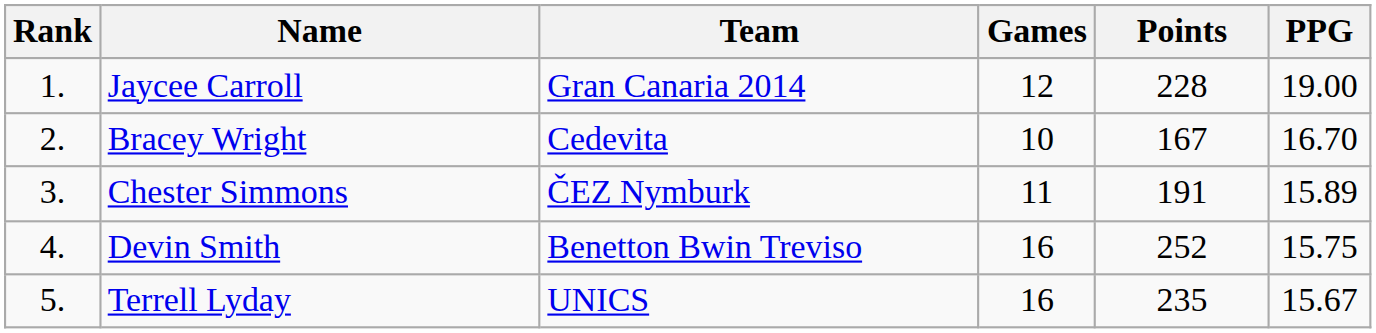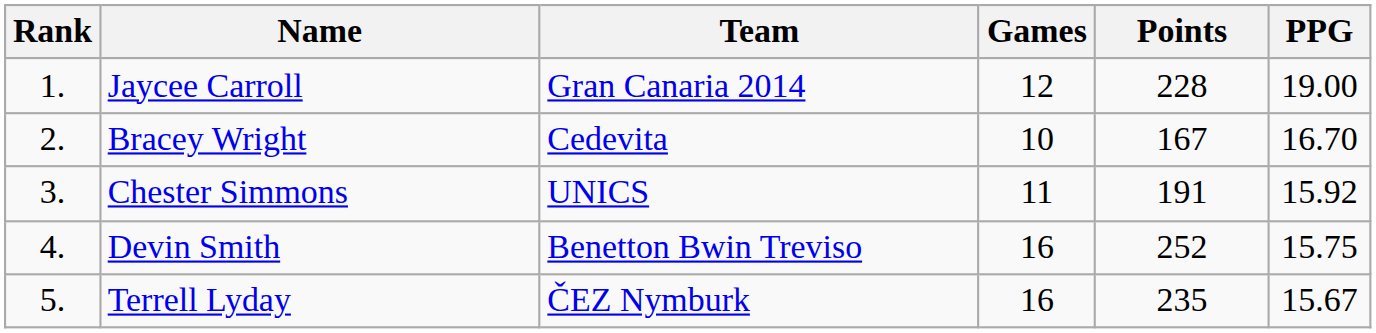(649, 192) ČEZ Nymburk -> (598, 192) UNICS
(1320, 192) 15.89 -> (1320, 192) 15.92
(598, 300) UNICS -> (649, 300) ČEZ Nymburk
